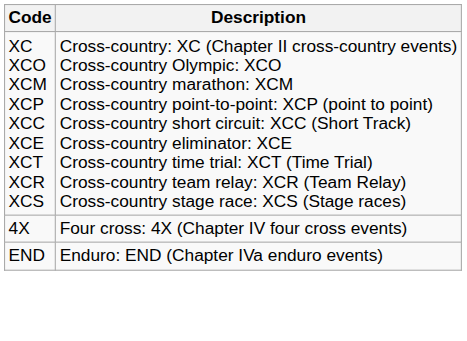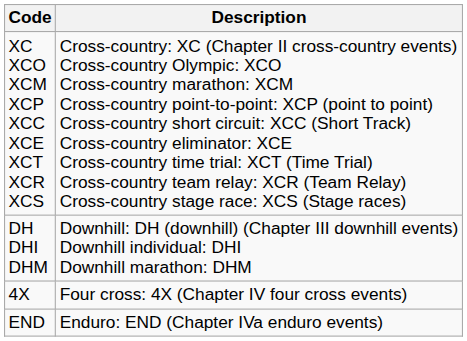+ row: (28, 247)
